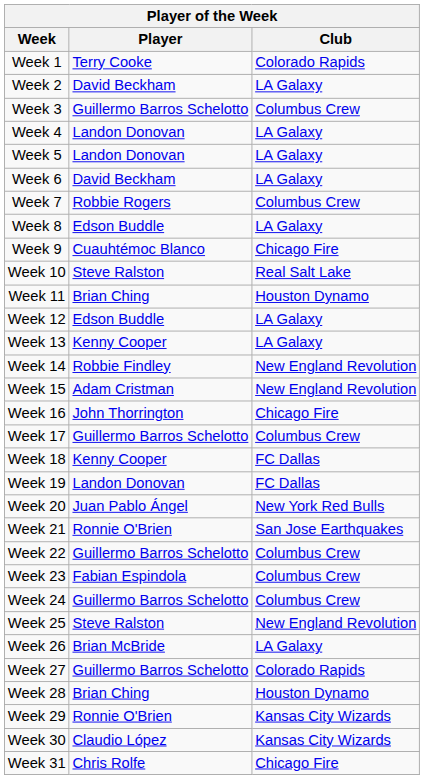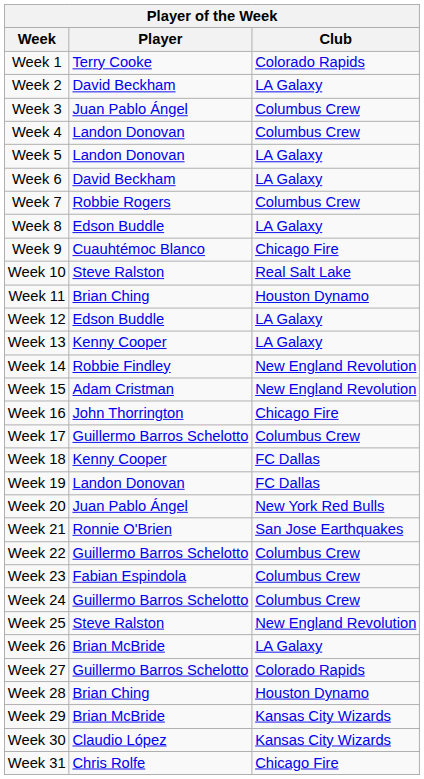(160, 109) Guillermo Barros Schelotto -> (130, 109) Juan Pablo Ángel
(289, 132) LA Galaxy -> (307, 132) Columbus Crew
(122, 716) Ronnie O'Brien -> (119, 716) Brian McBride
